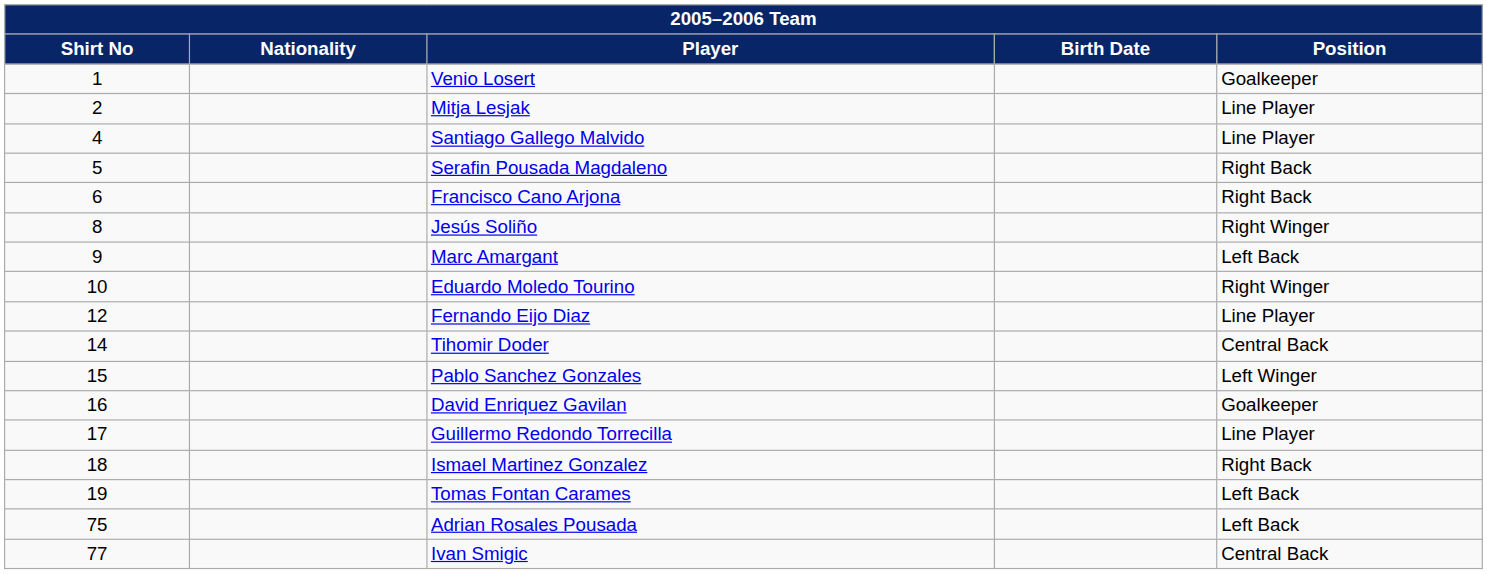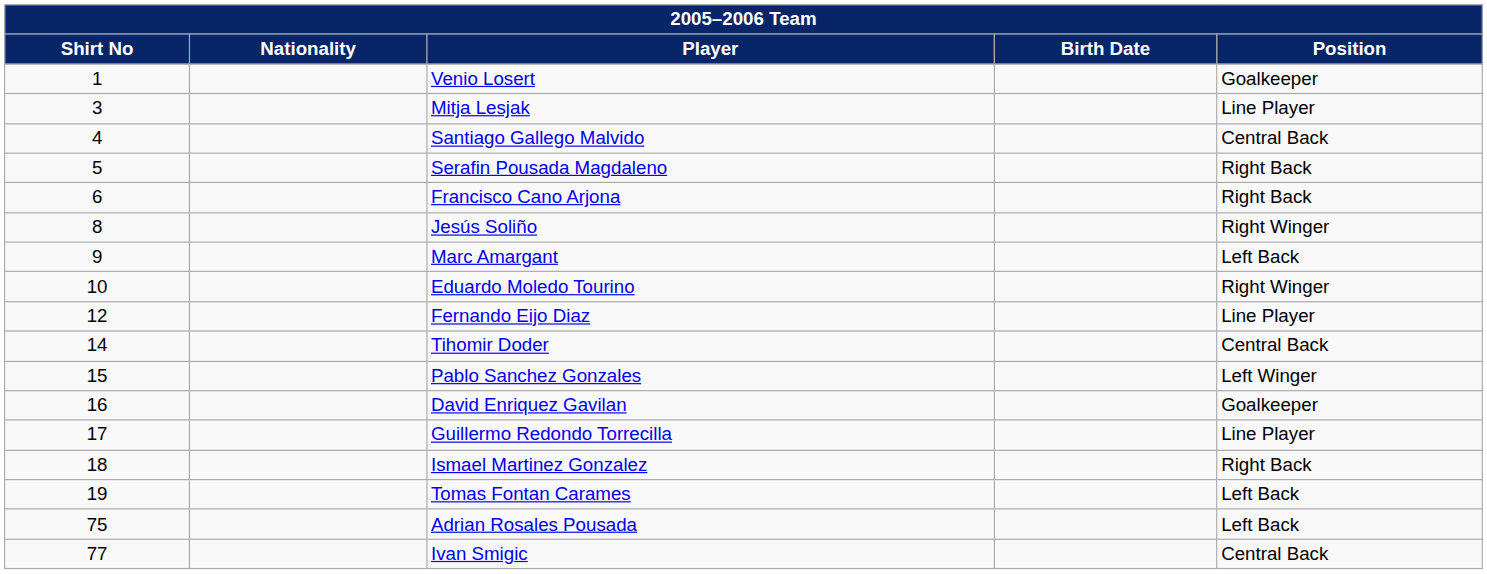(97, 108) 2 -> (97, 108) 3
(1268, 138) Line Player -> (1275, 138) Central Back
